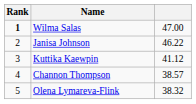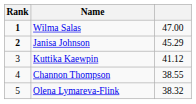(18, 43) normal -> (18, 43) bold
(173, 43) 46.22 -> (173, 43) 45.29
(173, 75) 38.57 -> (173, 75) 38.55
